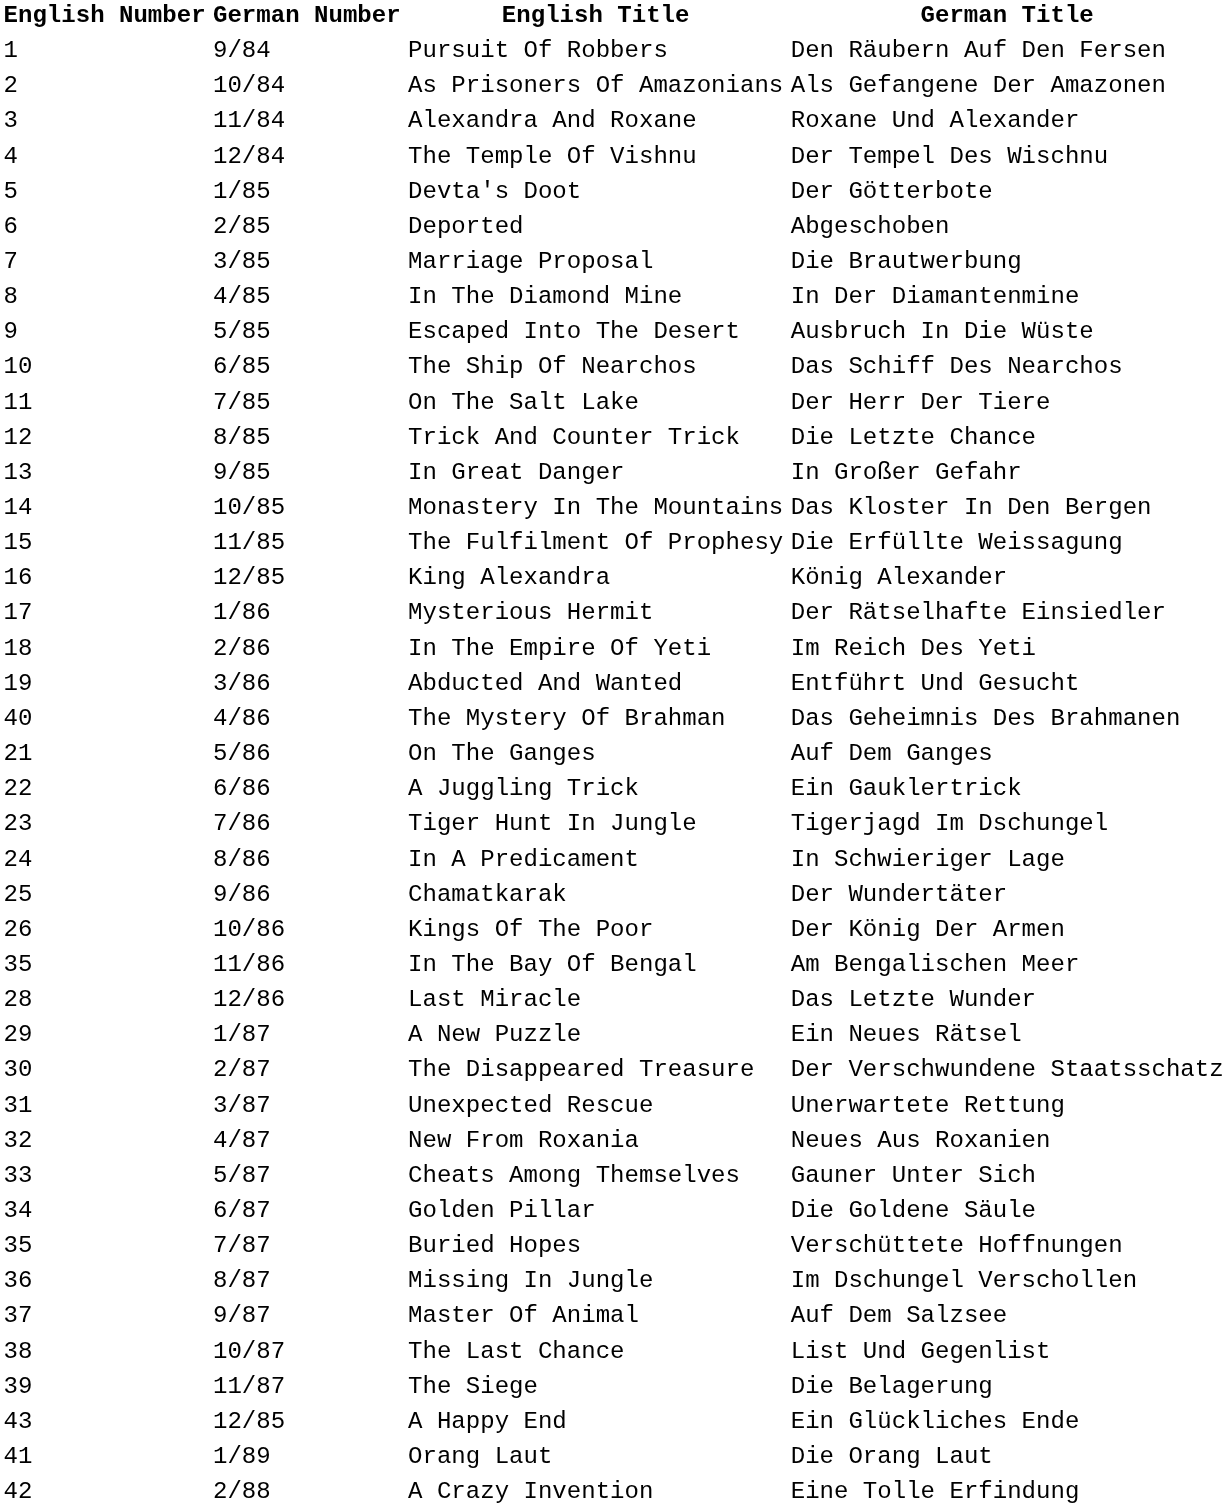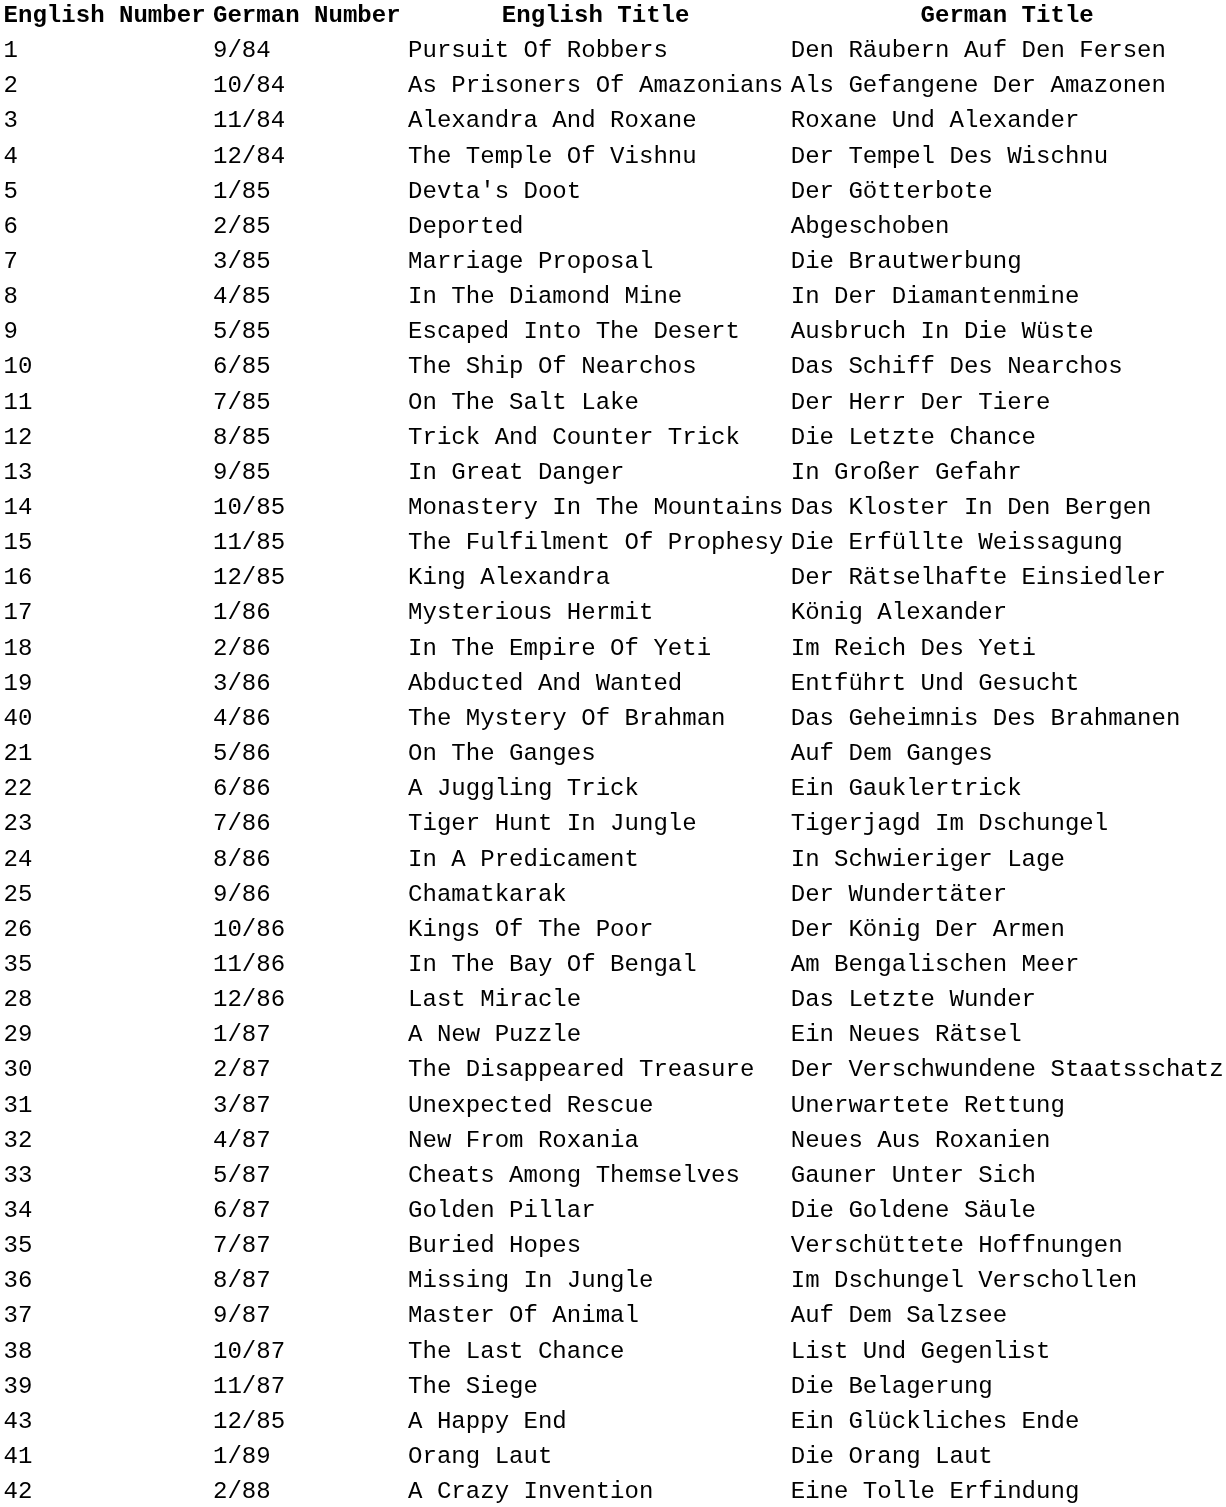(899, 578) König Alexander -> (978, 578) Der Rätselhafte Einsiedler
(978, 613) Der Rätselhafte Einsiedler -> (899, 613) König Alexander
